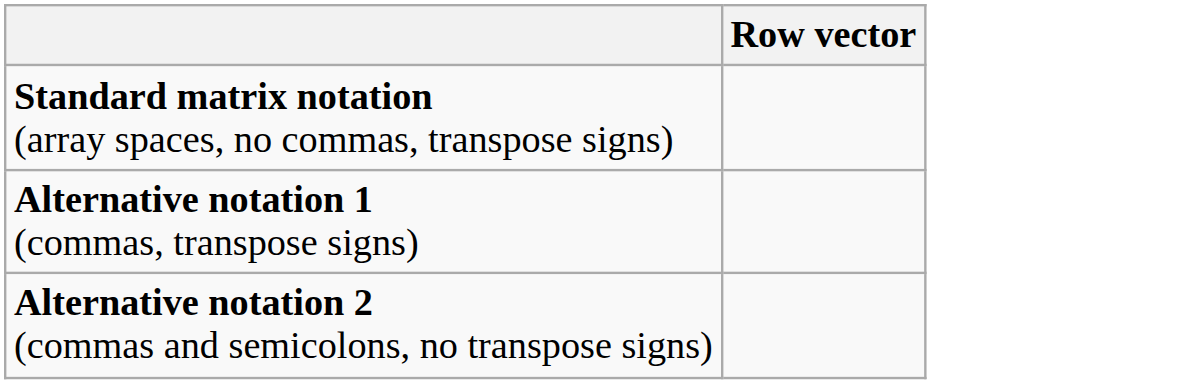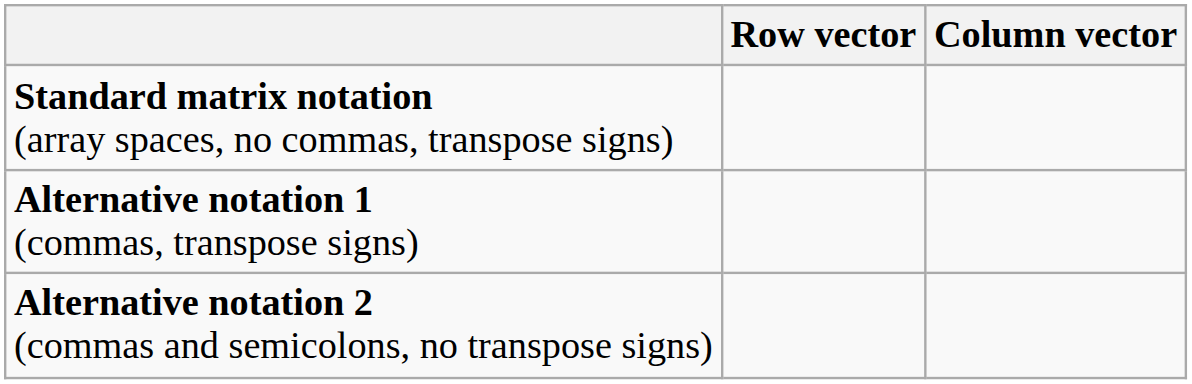+ column: (1056, 34)
